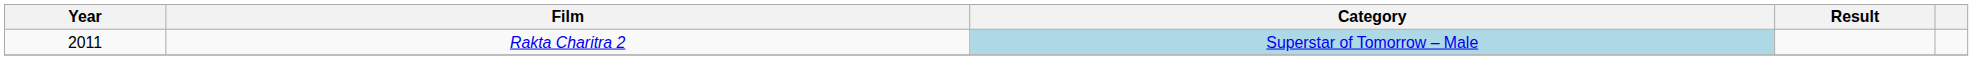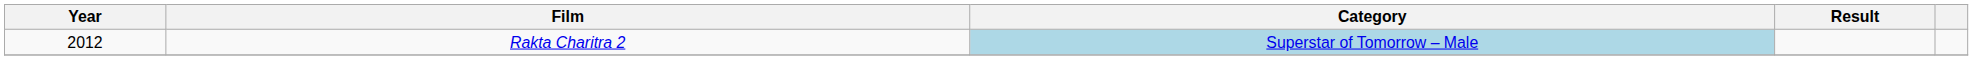(85, 42) 2011 -> (85, 42) 2012
